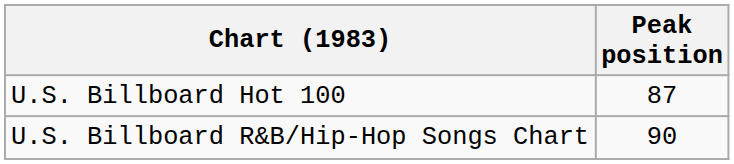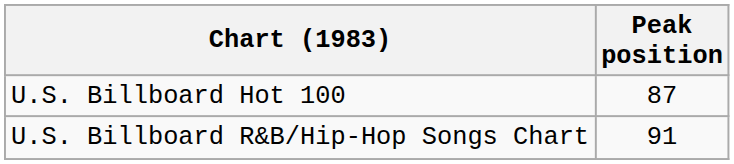(662, 138) 90 -> (662, 138) 91
